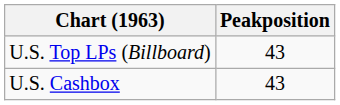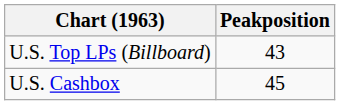(275, 83) 43 -> (275, 83) 45
